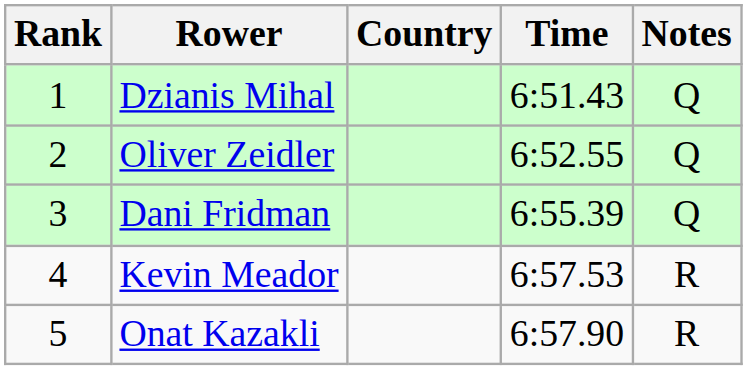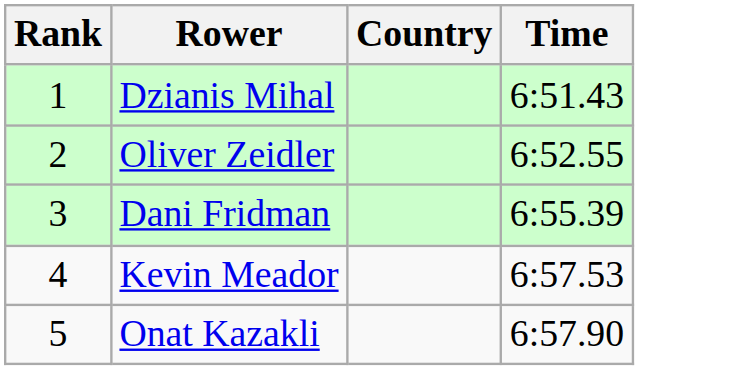- column: (687, 34)
